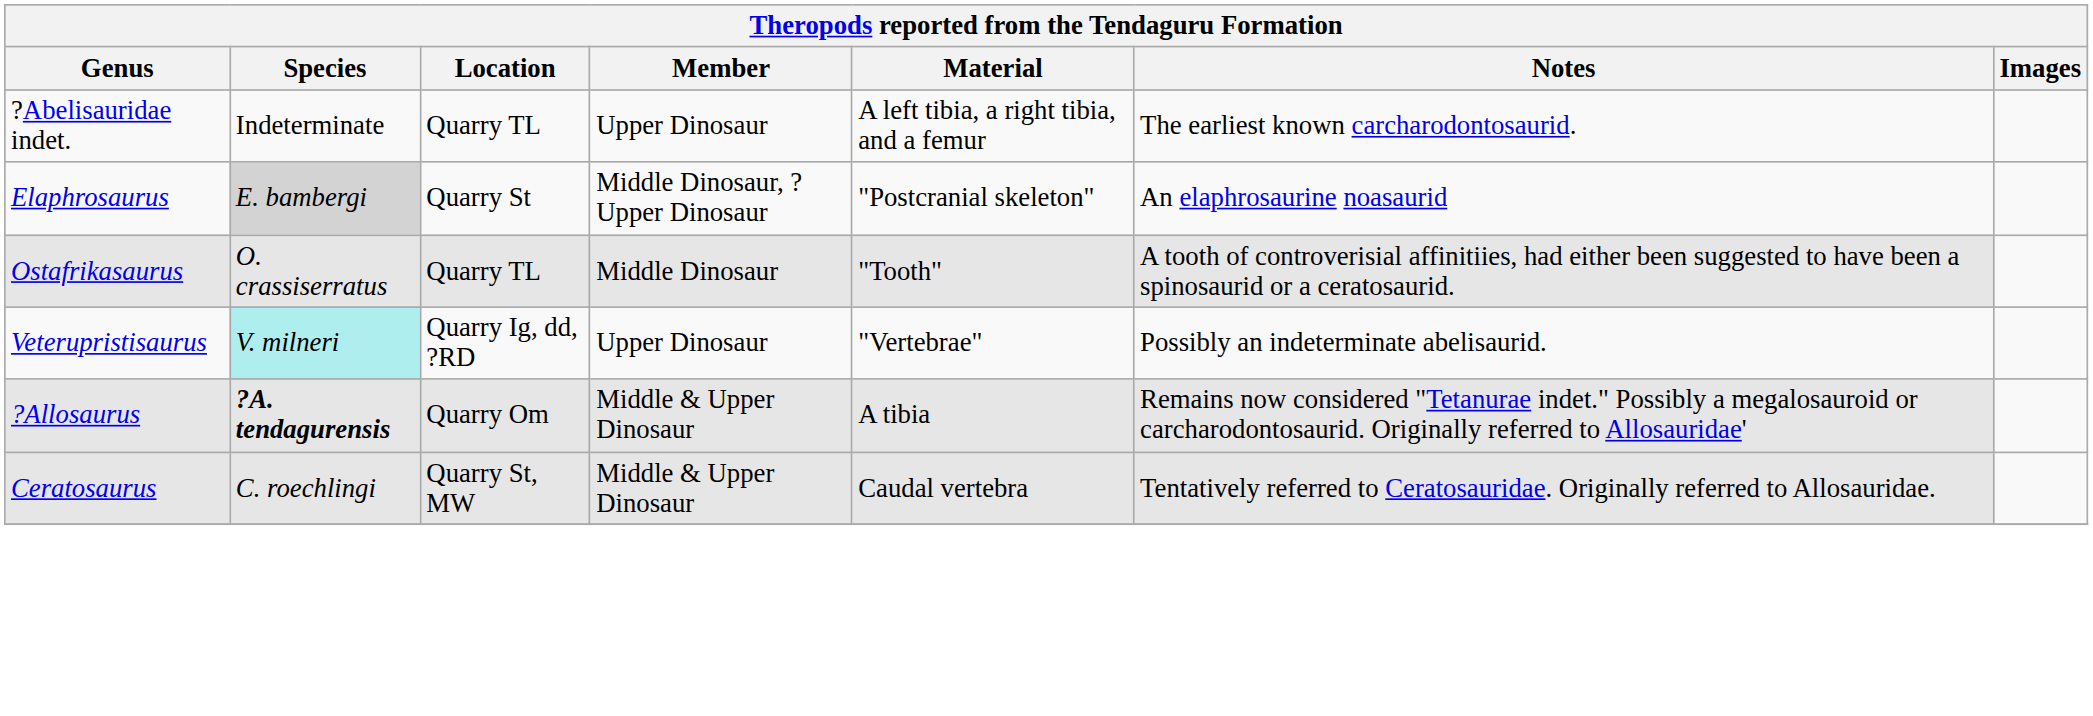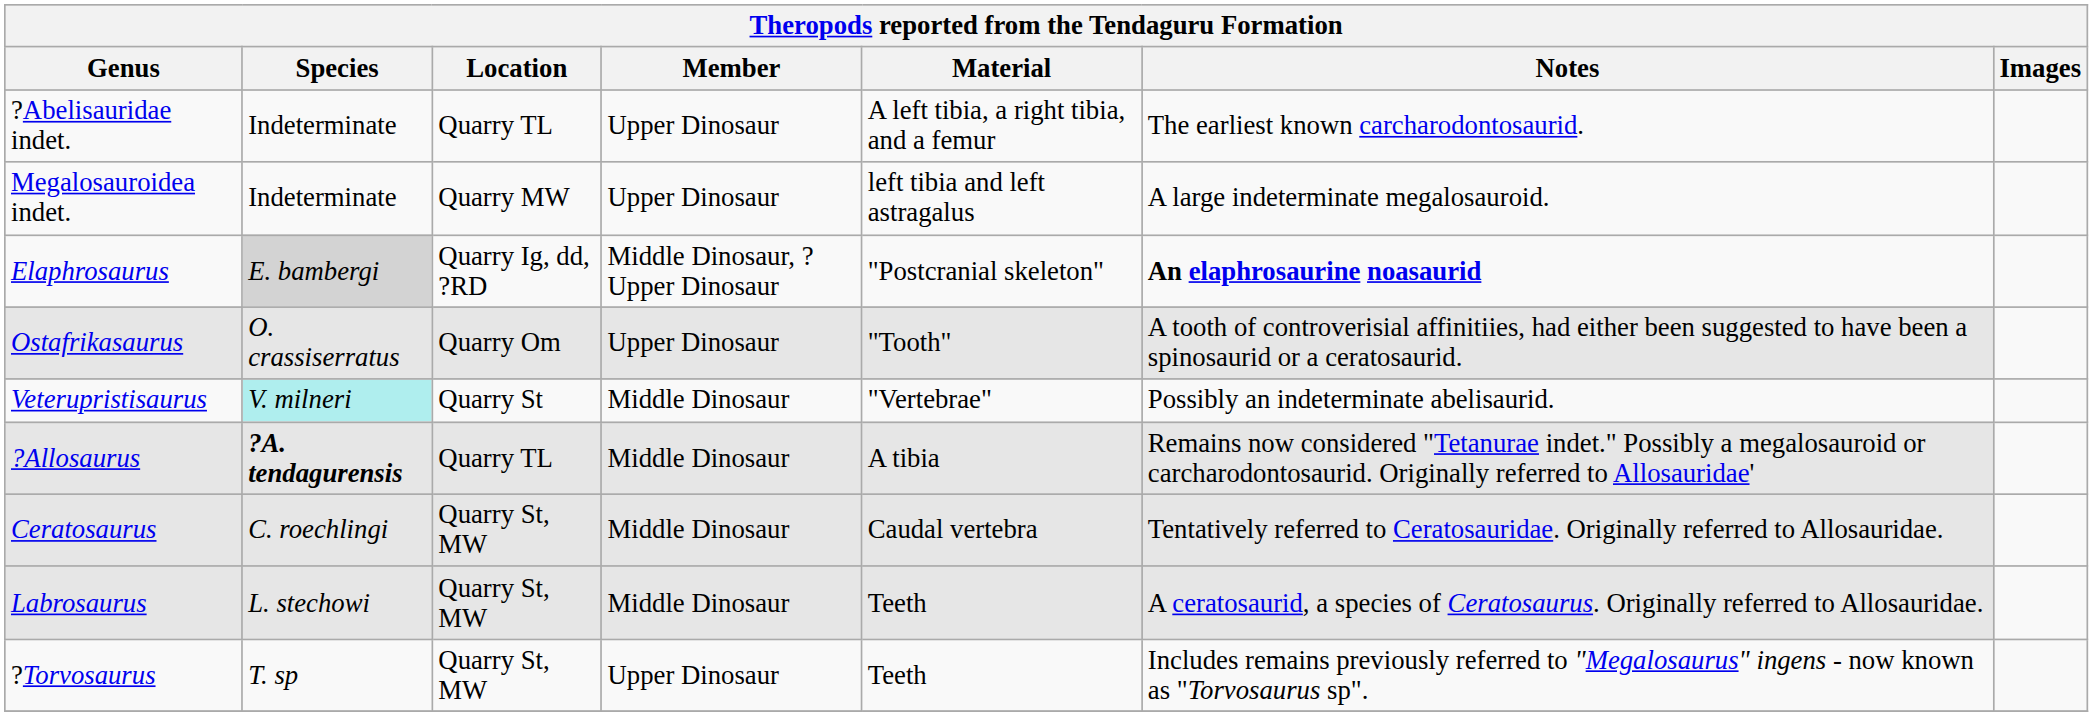+ row: (103, 197)
(479, 197) Quarry St -> (514, 270) Quarry Ig, dd, ?RD
(1294, 197) normal -> (1315, 270) bold
(484, 270) Quarry TL -> (500, 342) Quarry Om
(687, 270) Middle Dinosaur -> (693, 342) Upper Dinosaur
(502, 342) Quarry Ig, dd, ?RD -> (491, 400) Quarry St
(682, 342) Upper Dinosaur -> (698, 400) Middle Dinosaur
(488, 415) Quarry Om -> (496, 457) Quarry TL
(685, 415) Middle & Upper Dinosaur -> (698, 457) Middle Dinosaur
(685, 487) Middle & Upper Dinosaur -> (698, 530) Middle Dinosaur
+ row: (79, 602)
+ row: (83, 674)
